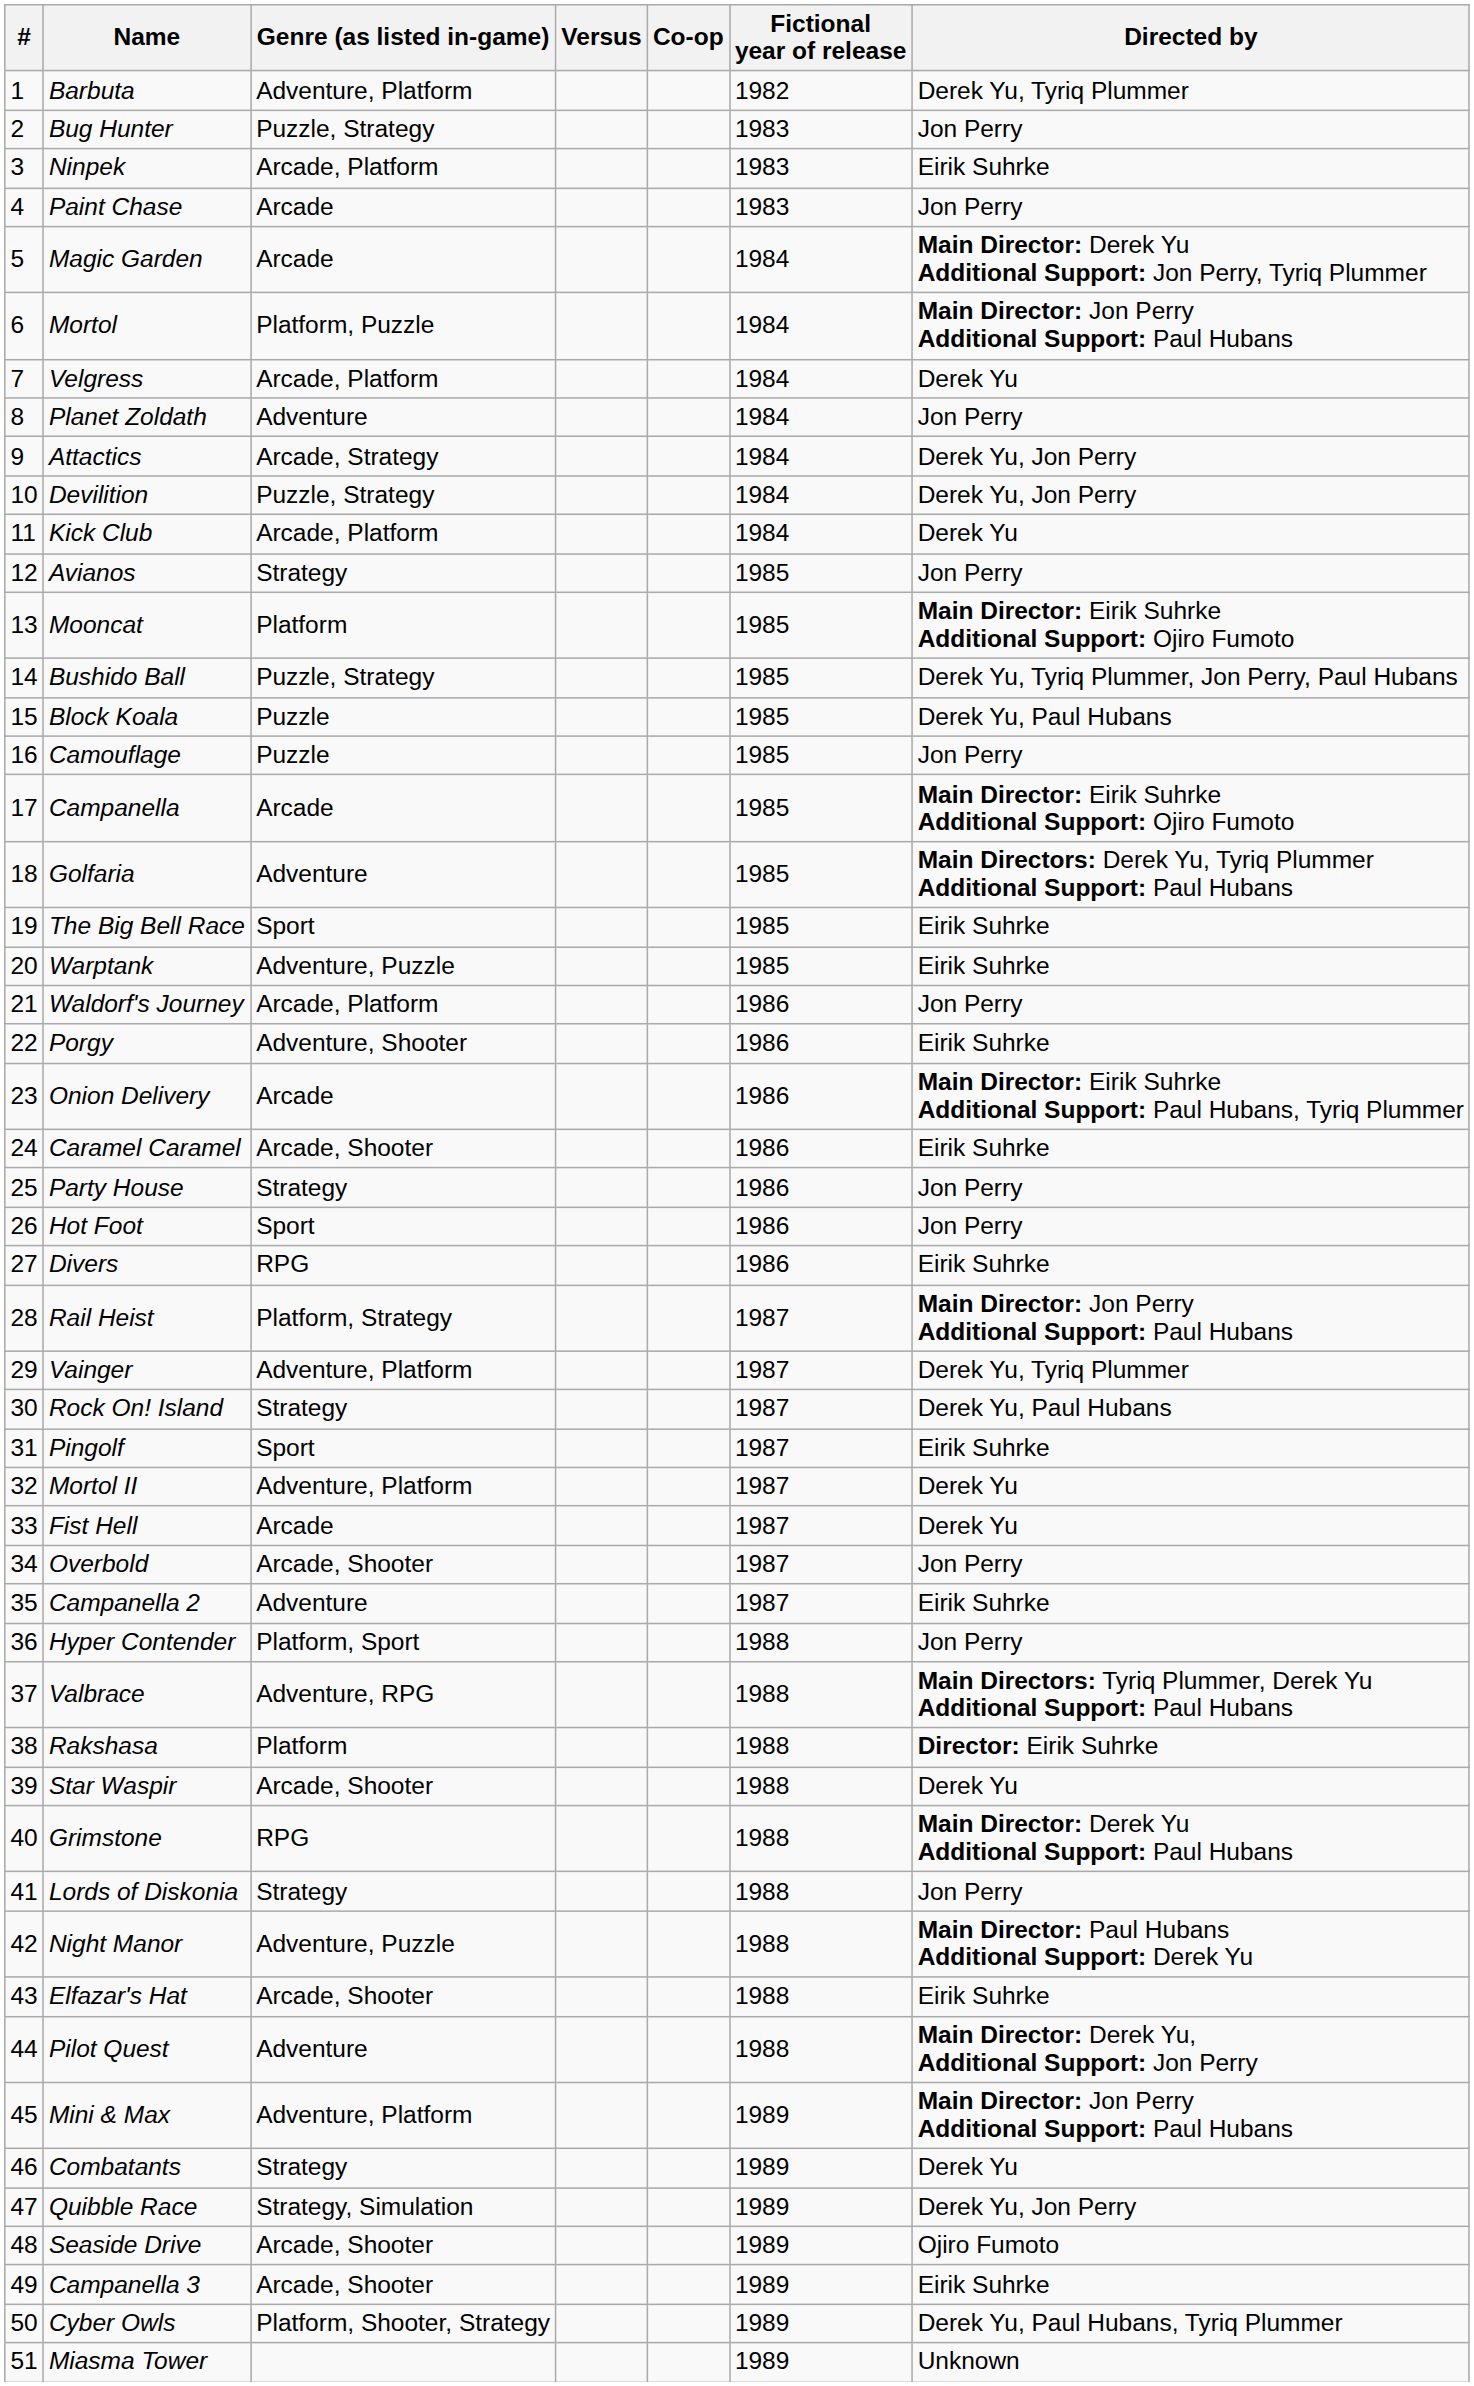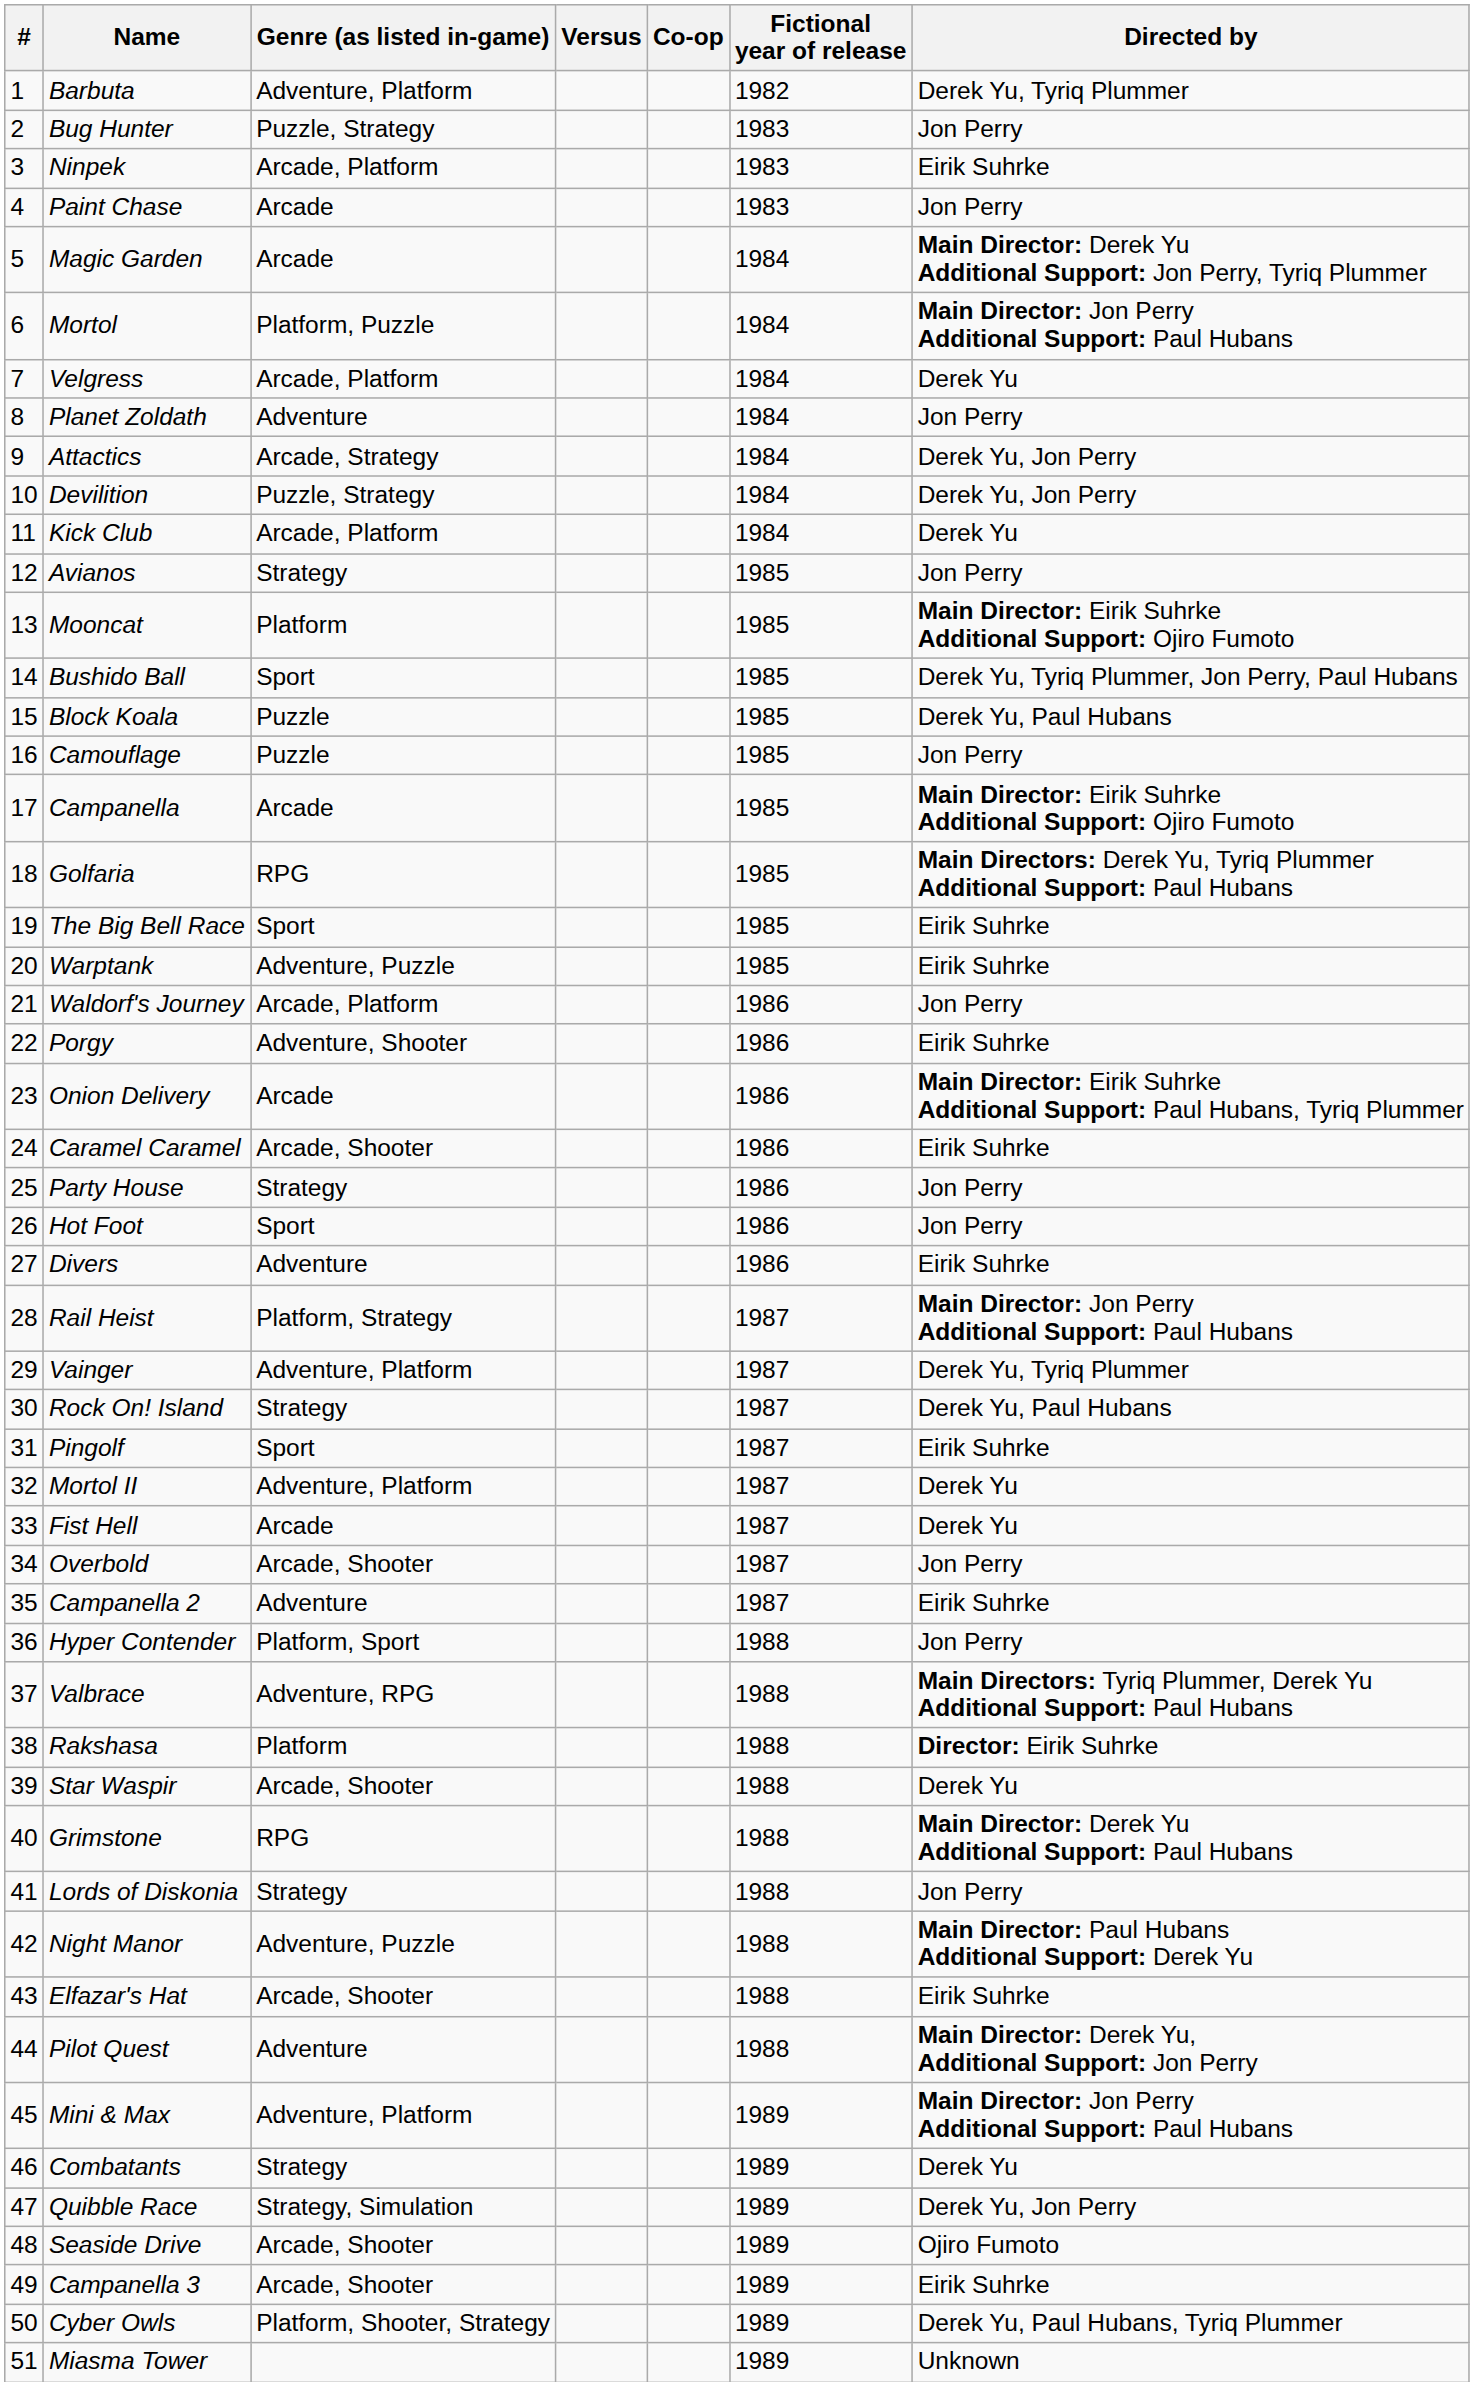(345, 677) Puzzle, Strategy -> (285, 677) Sport
(312, 874) Adventure -> (283, 874) RPG
(283, 1264) RPG -> (312, 1264) Adventure
